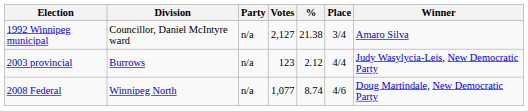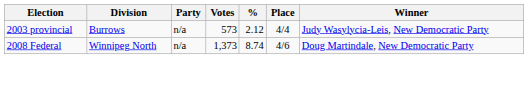- row: (39, 35)
(287, 63) 123 -> (229, 29) 573
(283, 91) 1,077 -> (225, 45) 1,373
